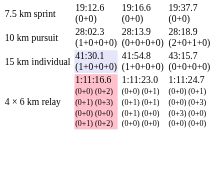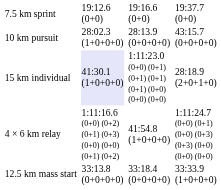(189, 37) 28:18.9 (2+0+1+0) -> (196, 37) 43:15.7 (0+0+0+0)
(143, 61) 41:54.8 (1+0+0+0) -> (147, 78) 1:11:23.0 (0+0) (0+1) (0+1) (0+1) (0+1) (0+0) (0+0) (0+0)
(189, 61) 43:15.7 (0+0+0+0) -> (196, 78) 28:18.9 (2+0+1+0)
(94, 102) pink background -> (100, 134) no background
(141, 102) 1:11:23.0 (0+0) (0+1) (0+1) (0+1) (0+1) (0+0) (0+0) (0+0) -> (149, 134) 41:54.8 (1+0+0+0)
+ row: (41, 174)
